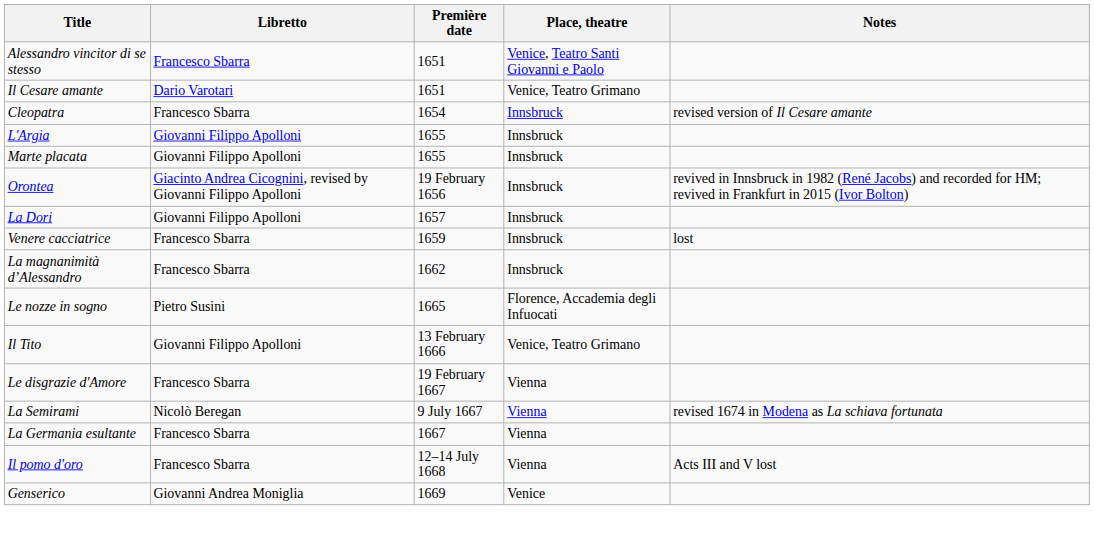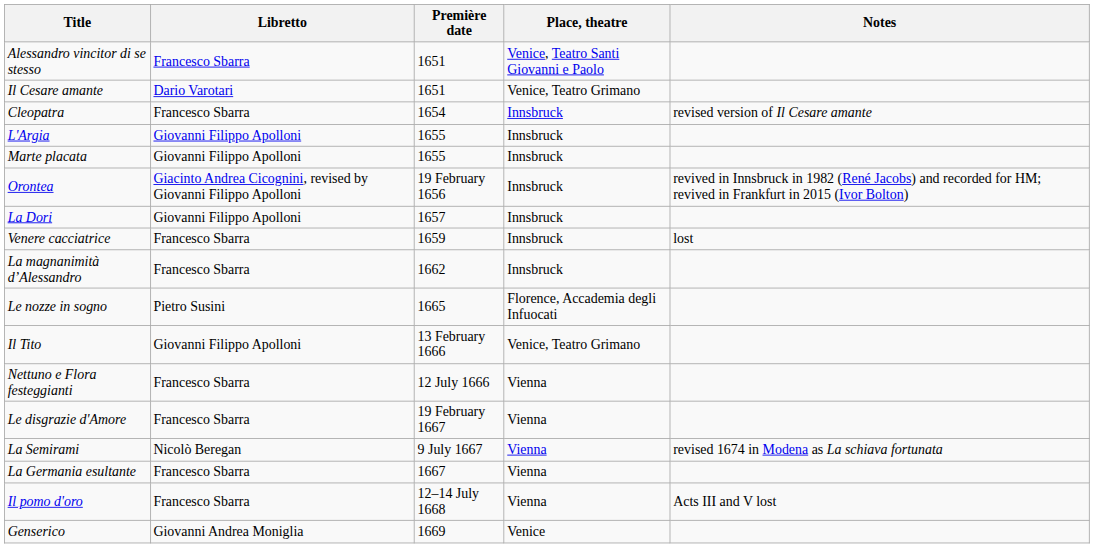+ row: (52, 382)
